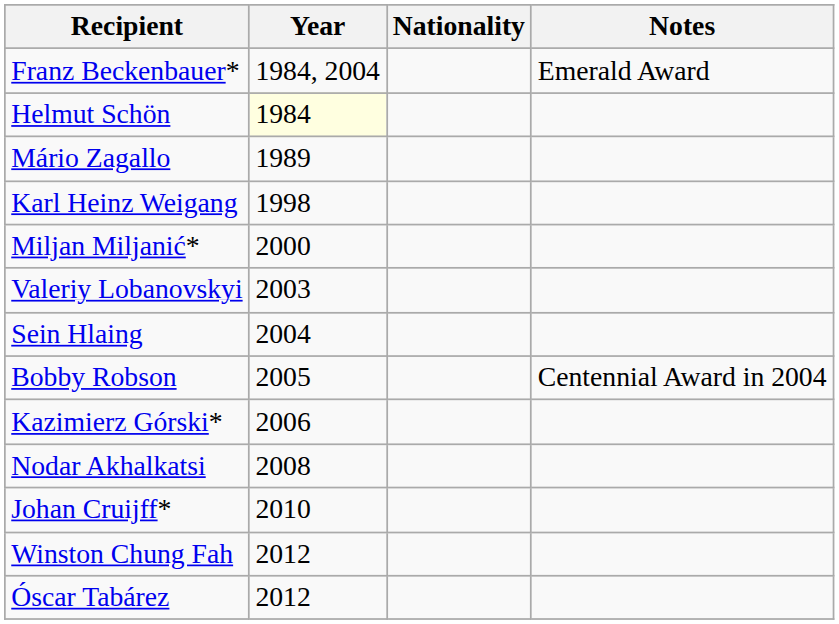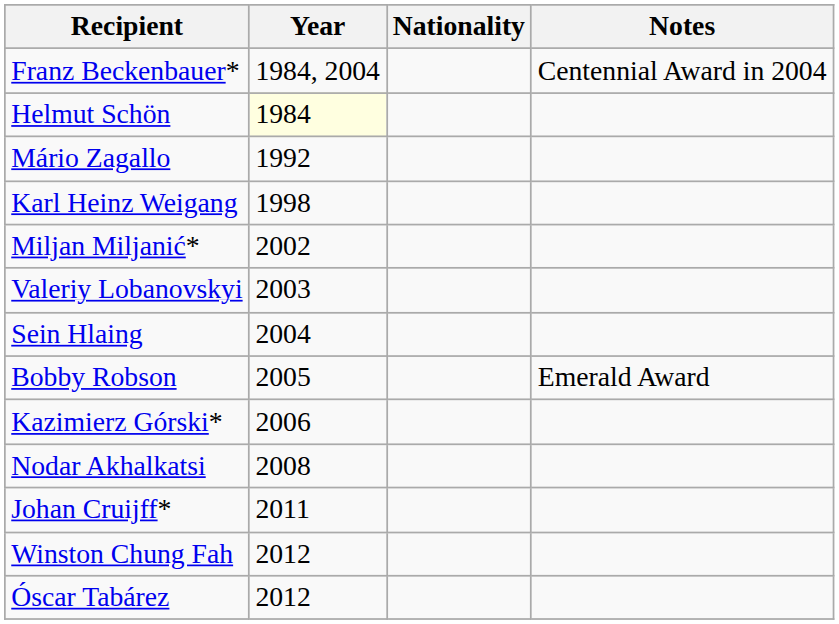(624, 70) Emerald Award -> (682, 70) Centennial Award in 2004
(283, 158) 1989 -> (283, 158) 1992
(283, 245) 2000 -> (283, 245) 2002
(682, 377) Centennial Award in 2004 -> (624, 377) Emerald Award
(283, 509) 2010 -> (283, 509) 2011
